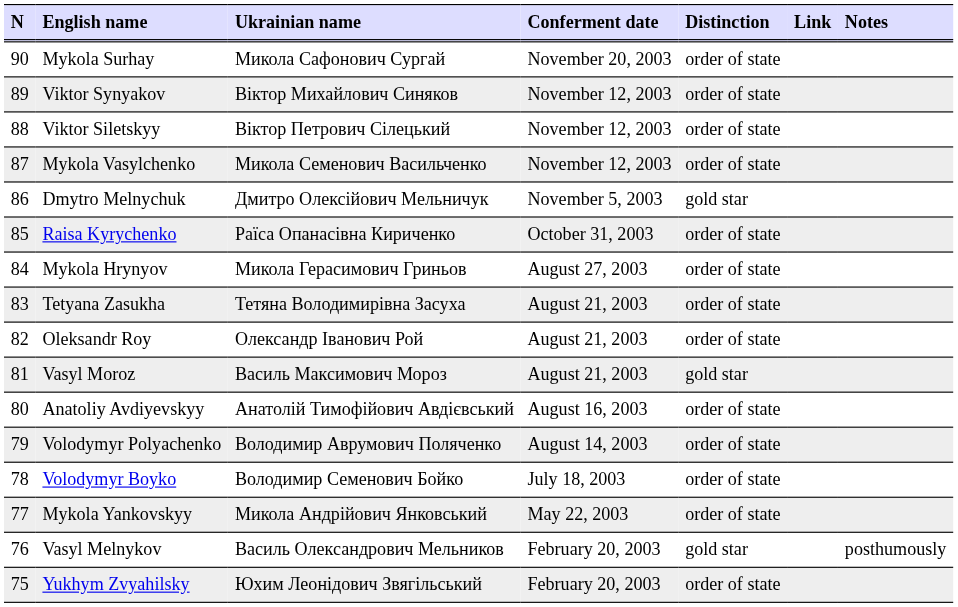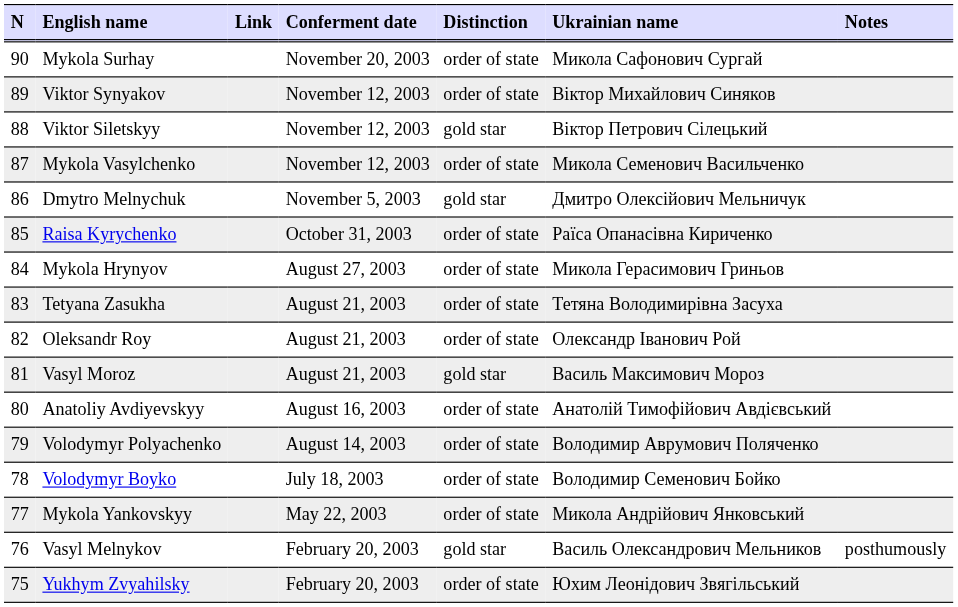columns swapped: (298, 22) <-> (813, 22)
(733, 129) order of state -> (475, 129) gold star
